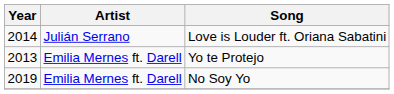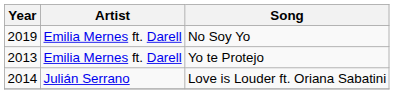rows swapped: (287, 36) <-> (219, 79)
